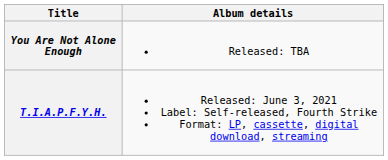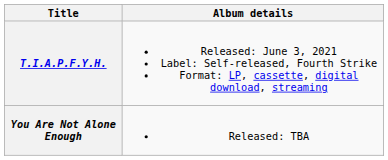rows swapped: (63, 113) <-> (63, 46)
